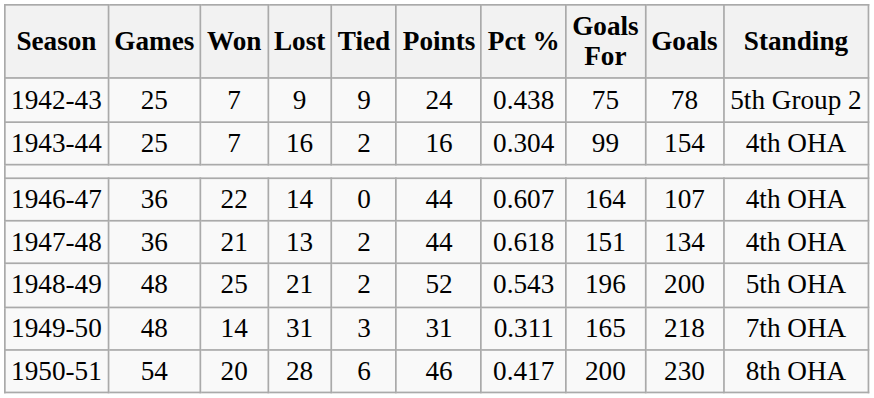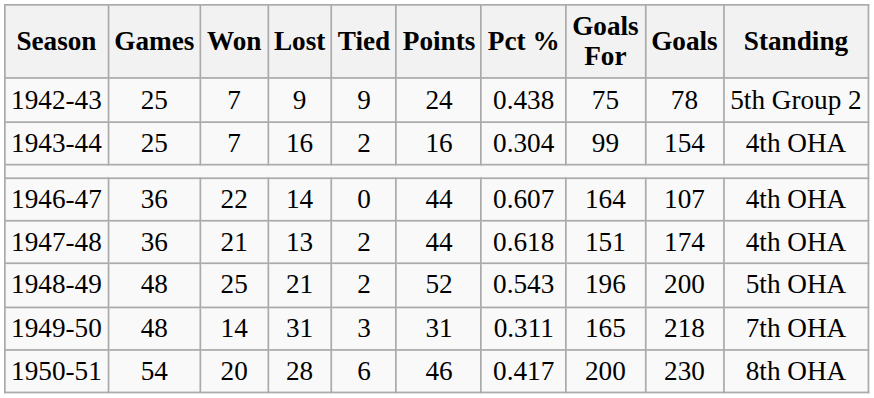(684, 241) 134 -> (684, 241) 174
